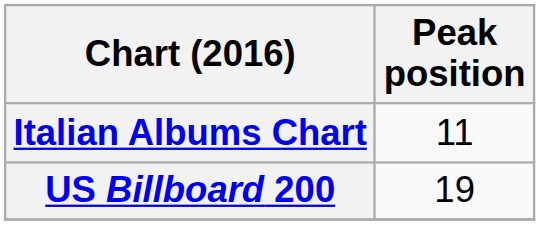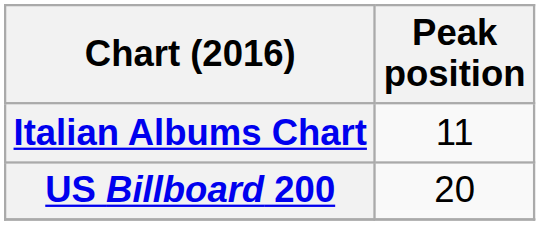(455, 190) 19 -> (455, 190) 20
